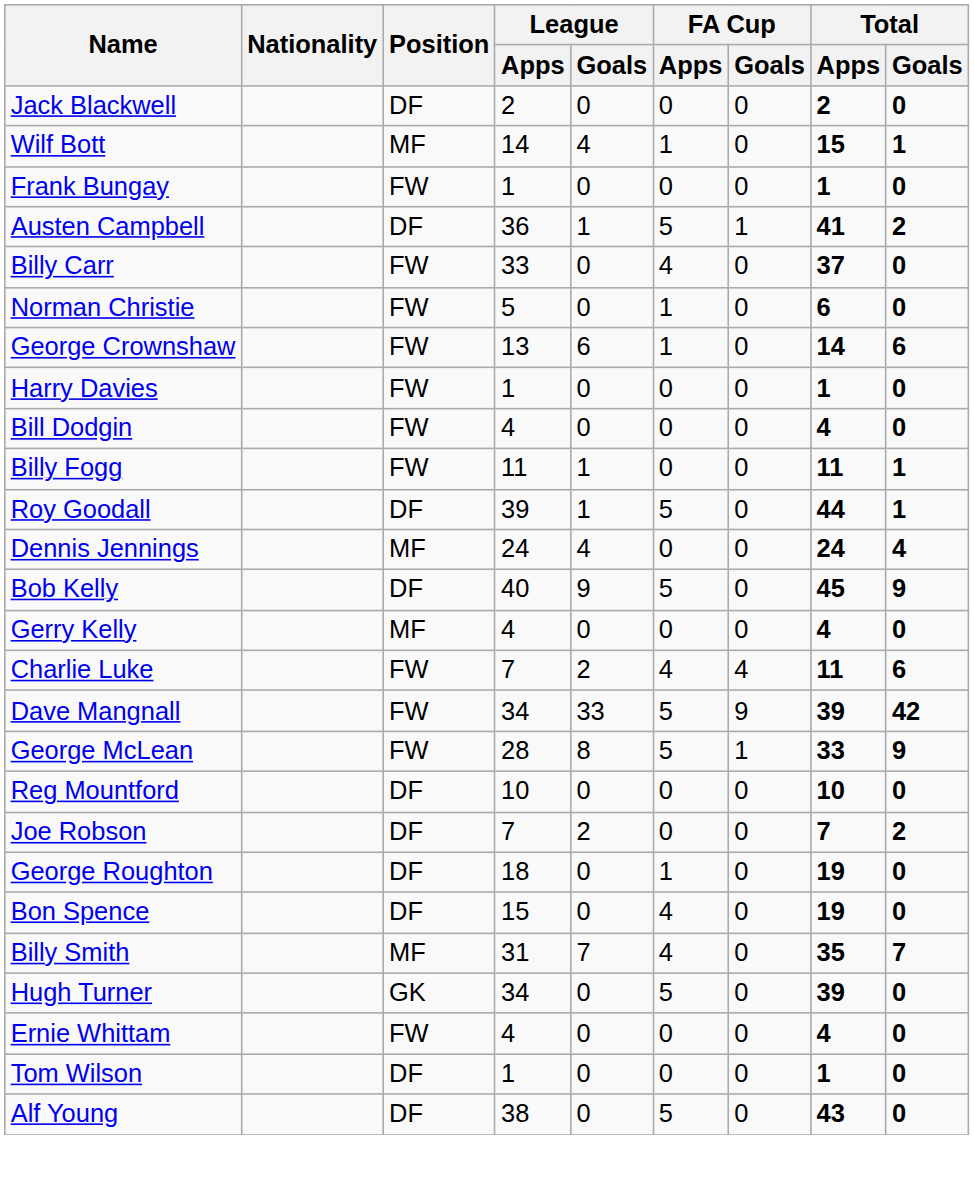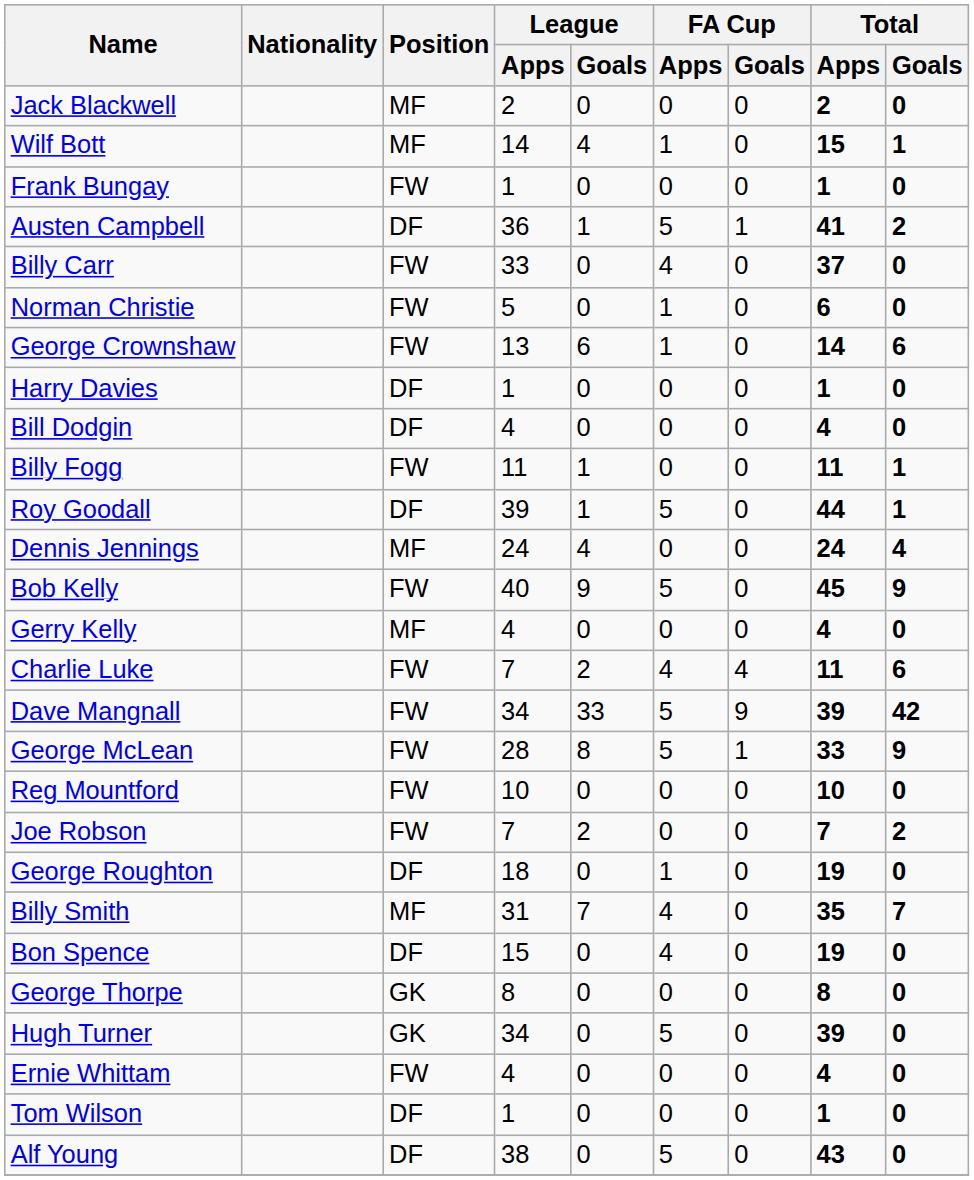(406, 105) DF -> (407, 105) MF
(409, 387) FW -> (406, 387) DF
(409, 428) FW -> (406, 428) DF
(406, 589) DF -> (409, 589) FW
(406, 791) DF -> (409, 791) FW
(406, 831) DF -> (409, 831) FW
rows swapped: (70, 952) <-> (80, 912)
+ row: (97, 992)
